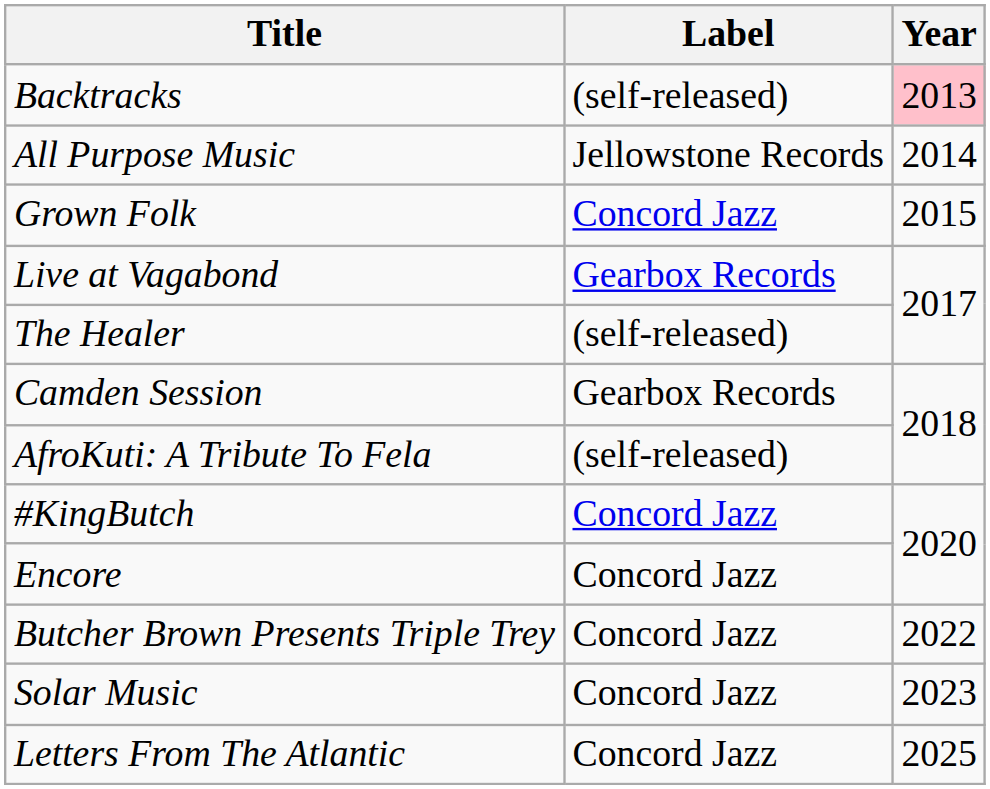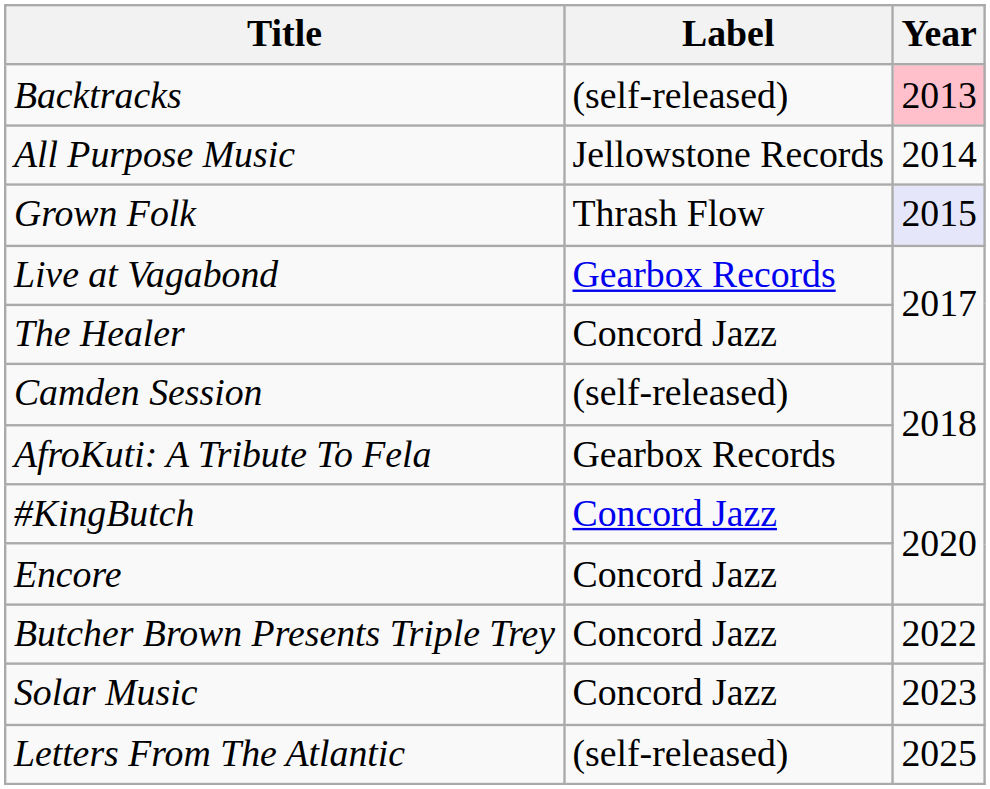(675, 214) Concord Jazz -> (668, 214) Thrash Flow
(939, 214) no background -> (939, 214) lavender background
(680, 333) (self-released) -> (675, 333) Concord Jazz
(704, 393) Gearbox Records -> (680, 393) (self-released)
(680, 453) (self-released) -> (704, 453) Gearbox Records
(675, 753) Concord Jazz -> (680, 753) (self-released)
